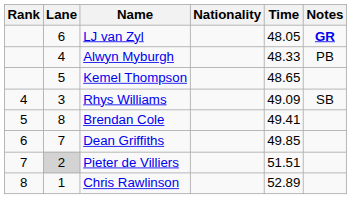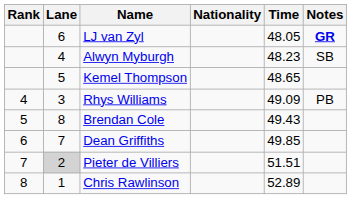(284, 57) 48.33 -> (284, 57) 48.23
(325, 57) PB -> (325, 57) SB
(325, 99) SB -> (325, 99) PB
(284, 120) 49.41 -> (284, 120) 49.43
